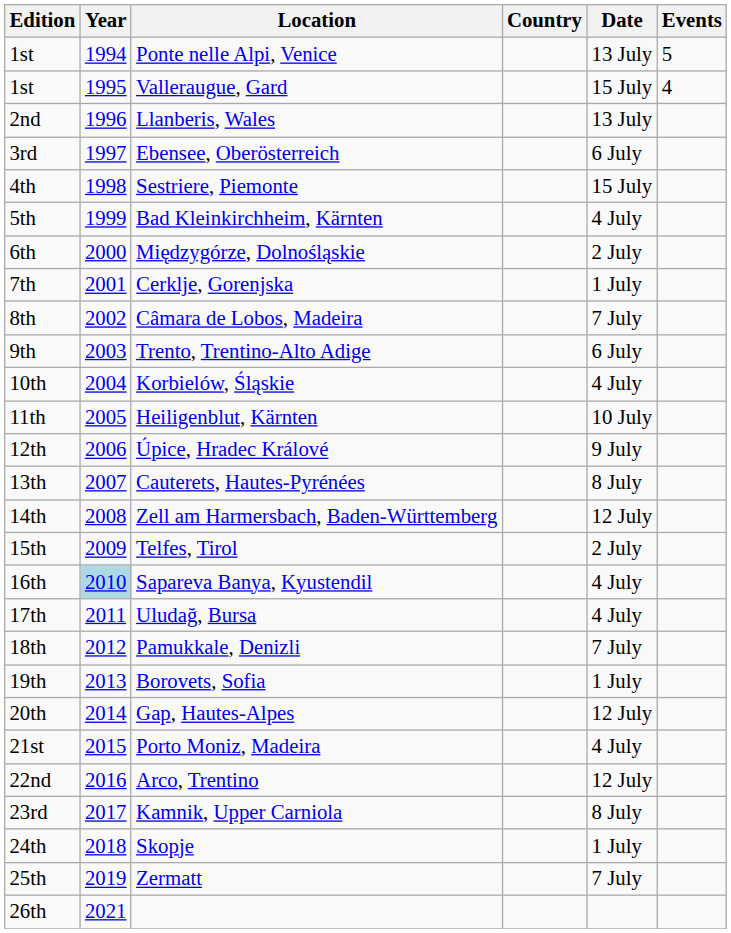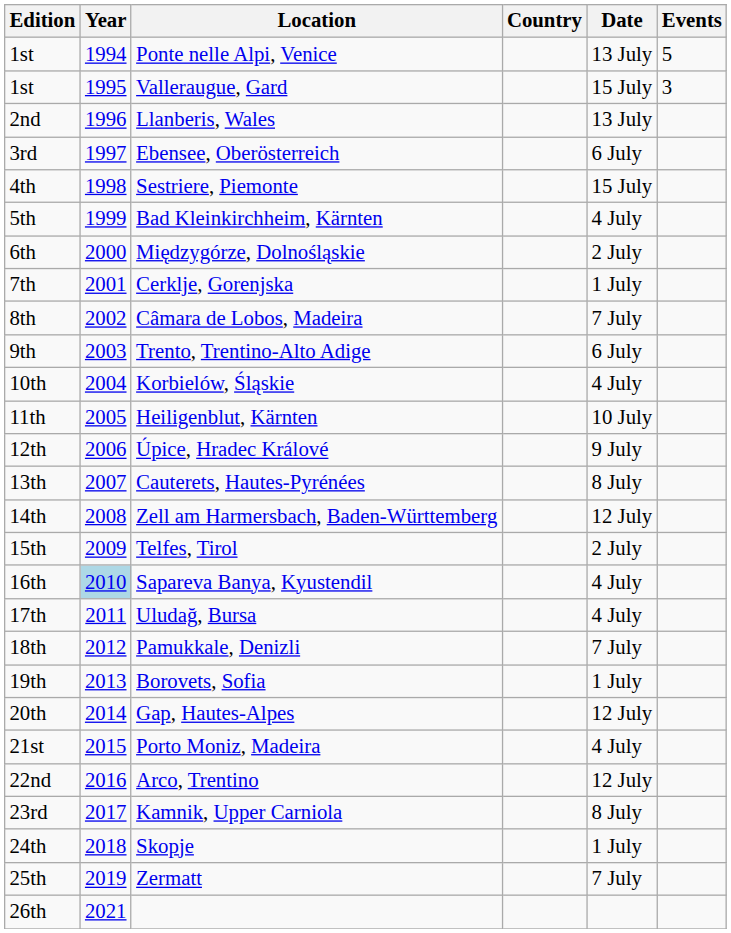(667, 86) 4 -> (667, 86) 3
